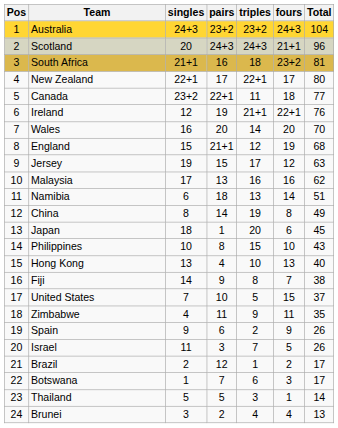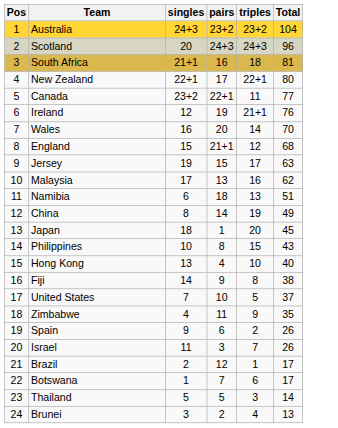- column: (289, 12)
